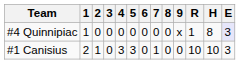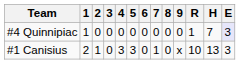(179, 31) x -> (180, 31) 0
(210, 31) 8 -> (210, 31) 7
(180, 50) 0 -> (179, 50) x
(213, 50) 10 -> (213, 50) 13
